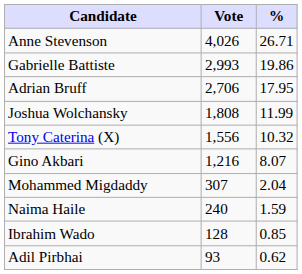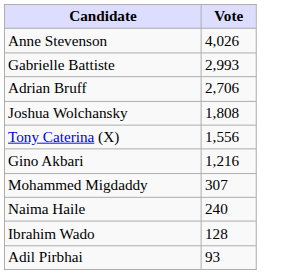- column: (277, 16)
